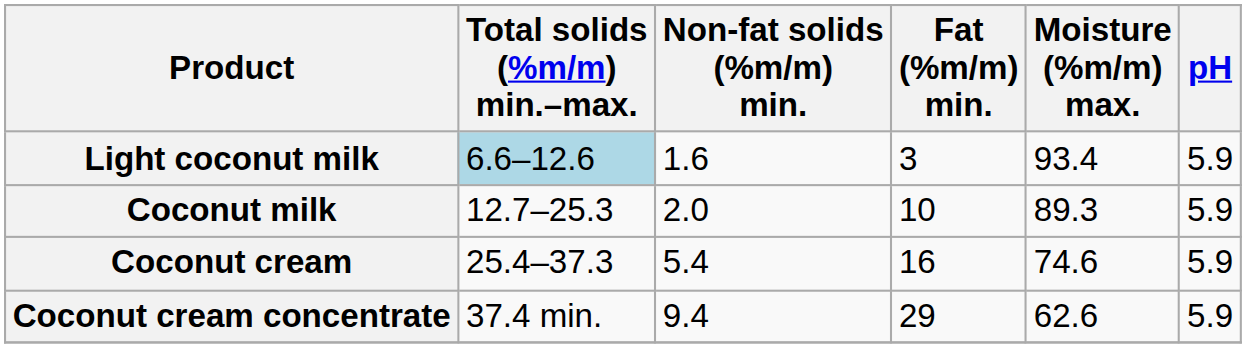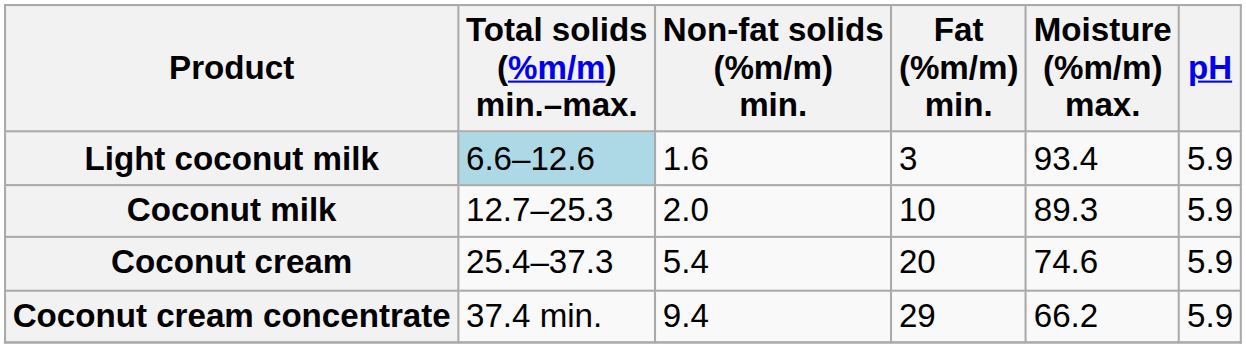(917, 262) 16 -> (917, 262) 20
(1066, 315) 62.6 -> (1066, 315) 66.2
